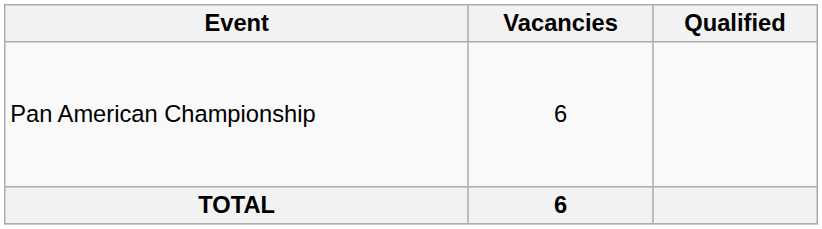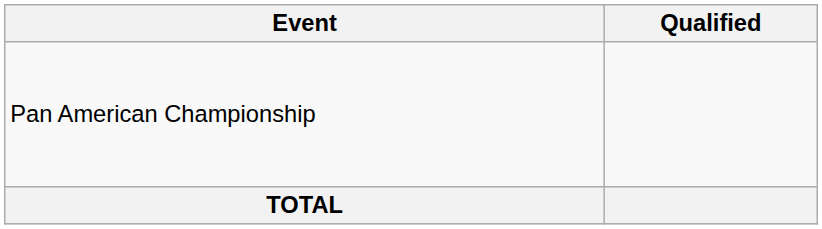- column: (561, 23)
